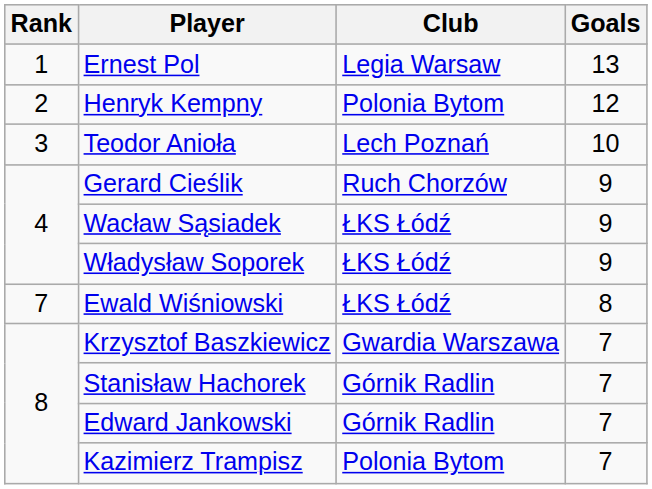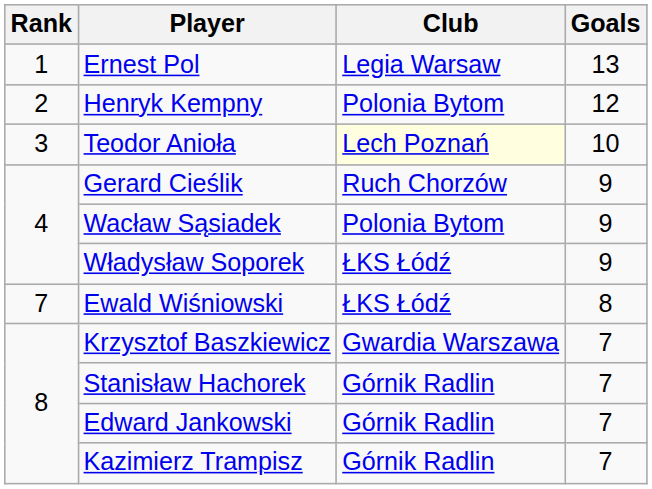(416, 143) no background -> (416, 143) lightyellow background
(397, 223) ŁKS Łódź -> (423, 223) Polonia Bytom
(423, 462) Polonia Bytom -> (418, 462) Górnik Radlin
